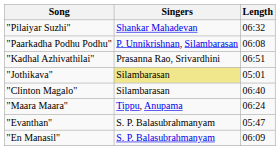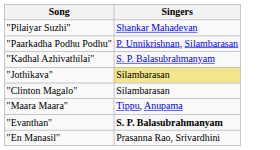- column: (258, 12)
(168, 59) Prasanna Rao, Srivardhini -> (166, 59) S. P. Balasubrahmanyam
(166, 122) normal -> (170, 122) bold
(166, 138) S. P. Balasubrahmanyam -> (168, 138) Prasanna Rao, Srivardhini
